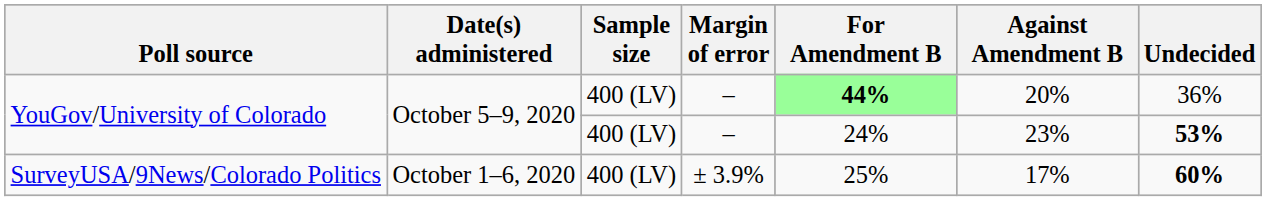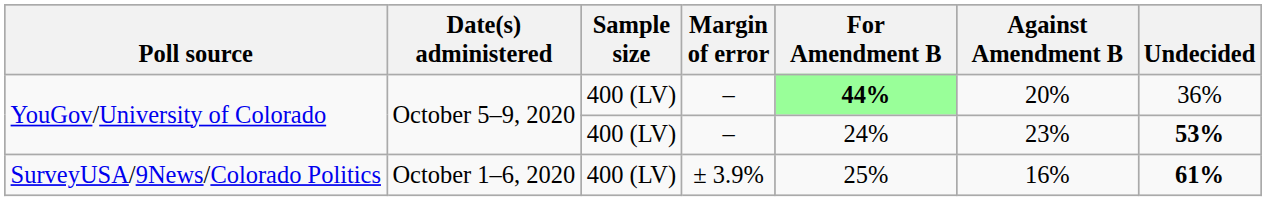(1047, 175) 17% -> (1047, 175) 16%
(1200, 175) 60% -> (1200, 175) 61%
